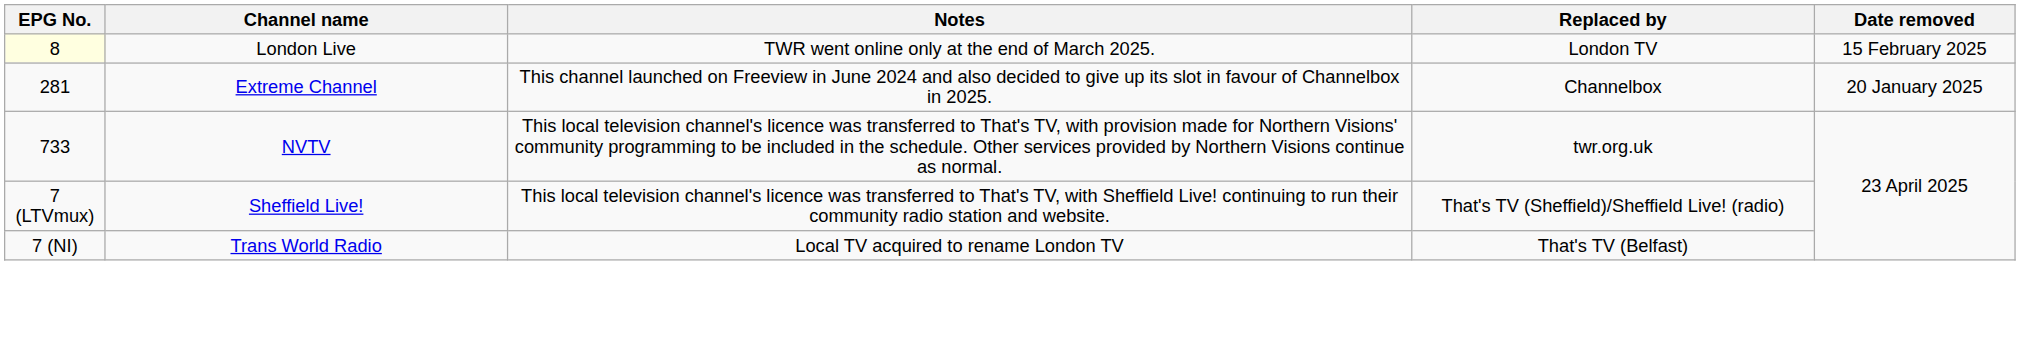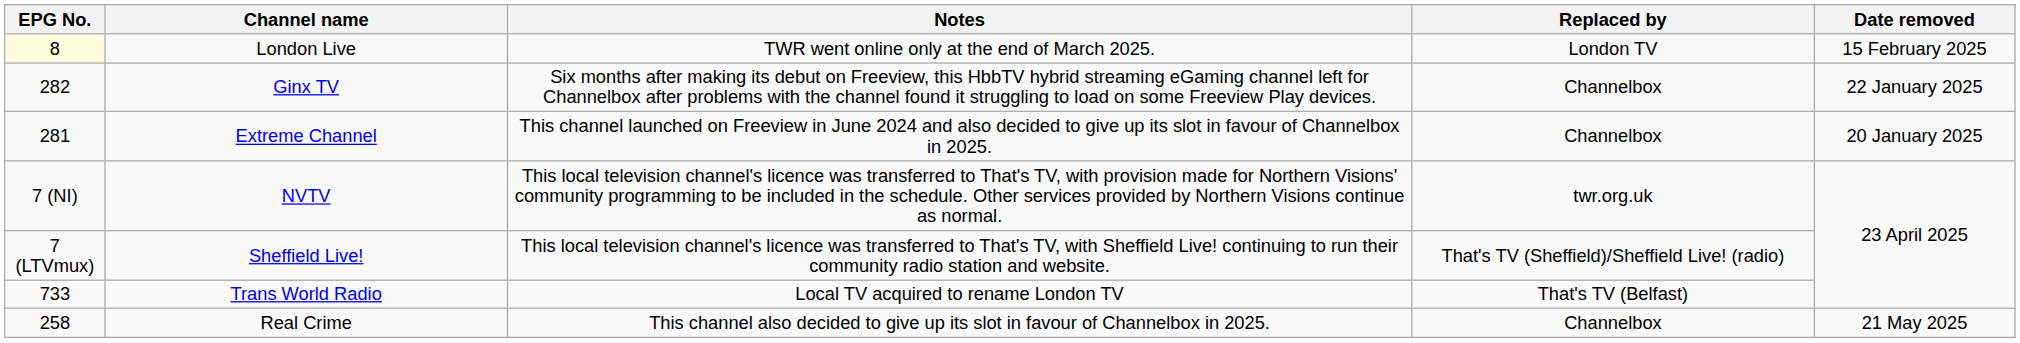+ row: (306, 87)
(55, 147) 733 -> (55, 196) 7 (NI)
(55, 245) 7 (NI) -> (55, 294) 733
+ row: (306, 323)
